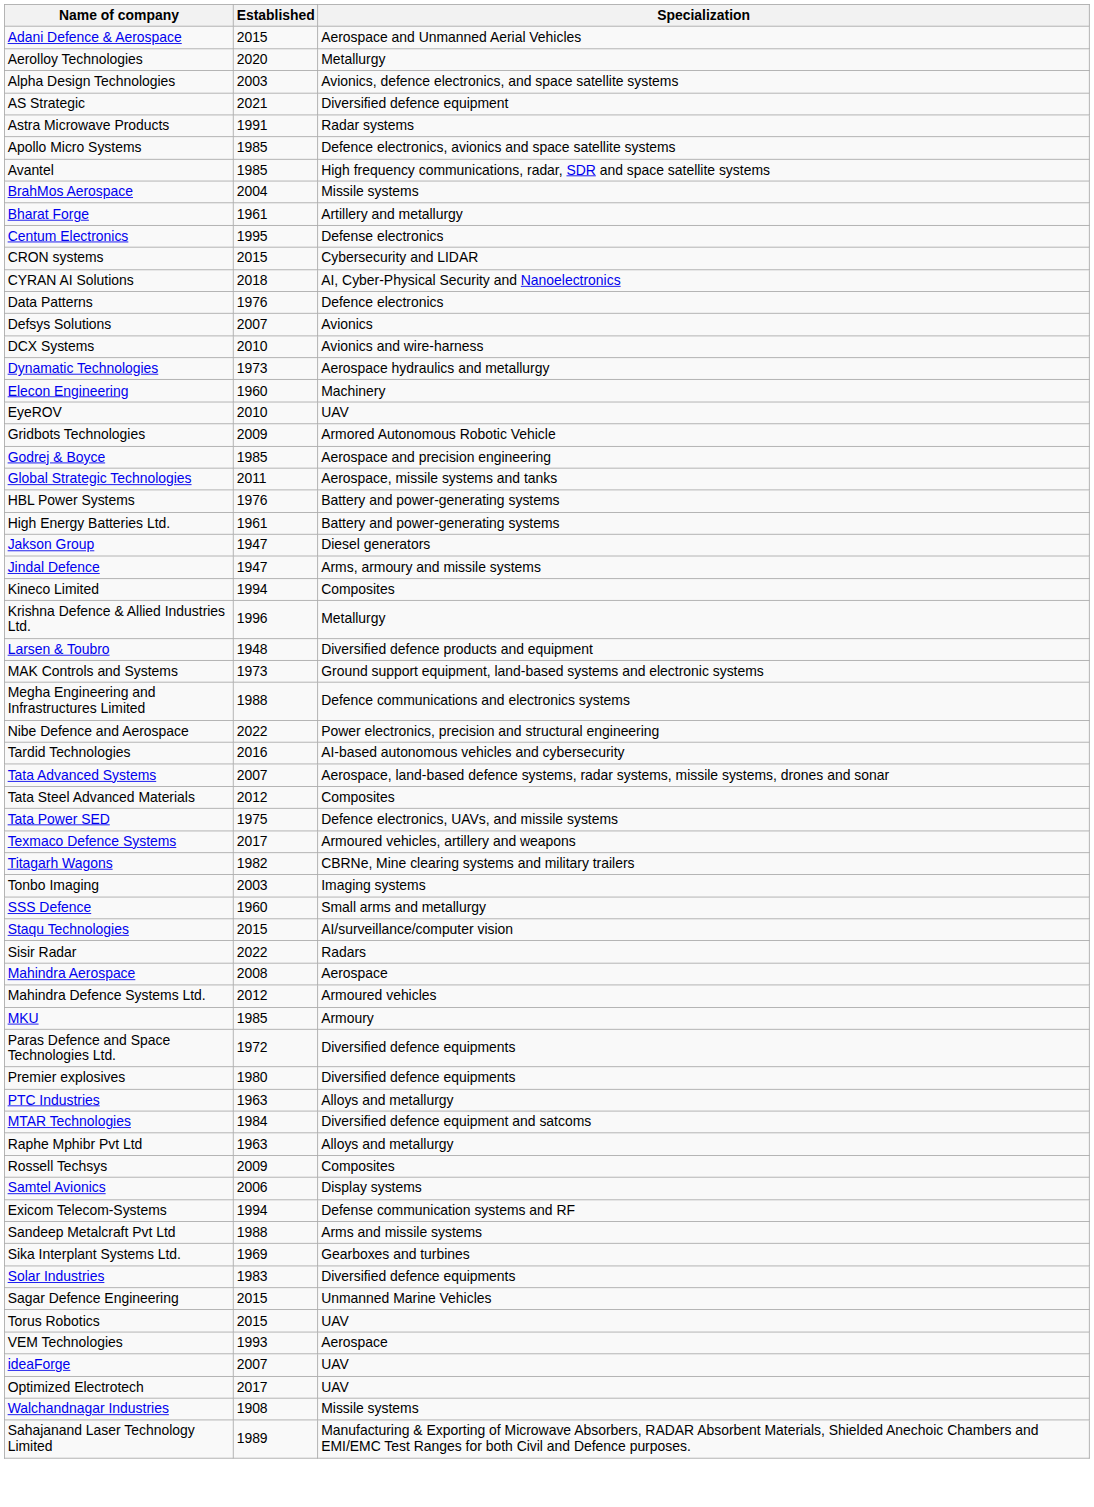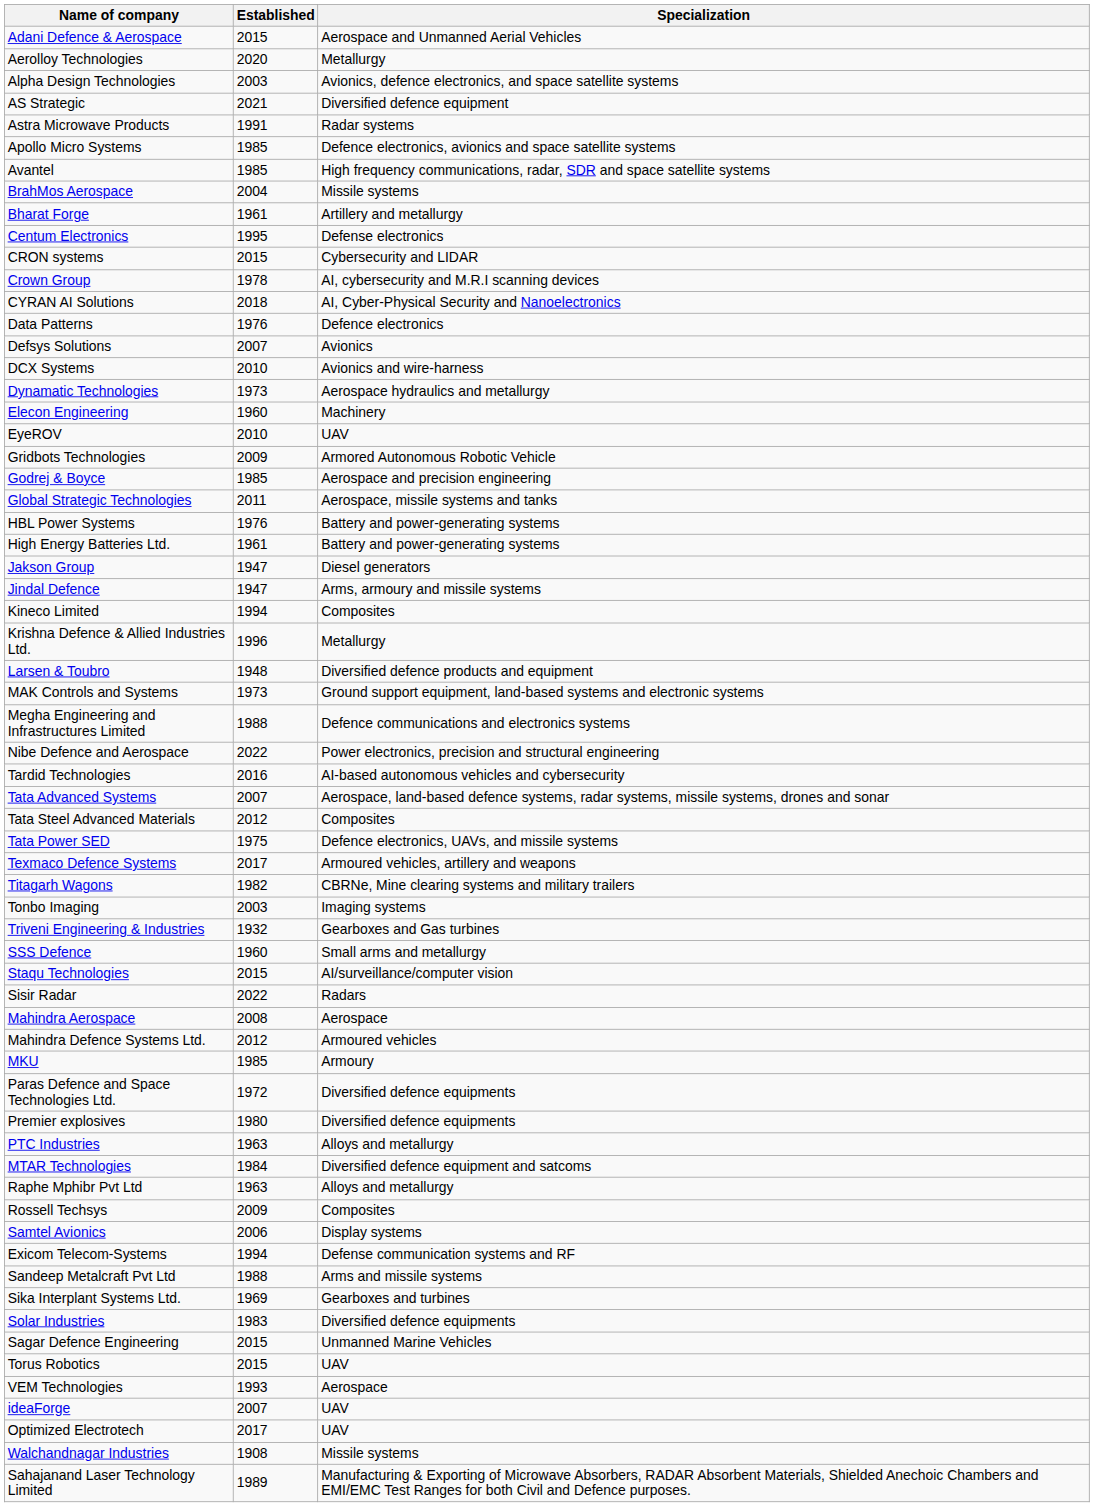+ row: (49, 280)
+ row: (106, 929)
